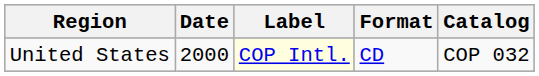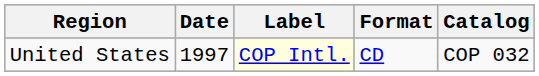(204, 55) 2000 -> (204, 55) 1997
